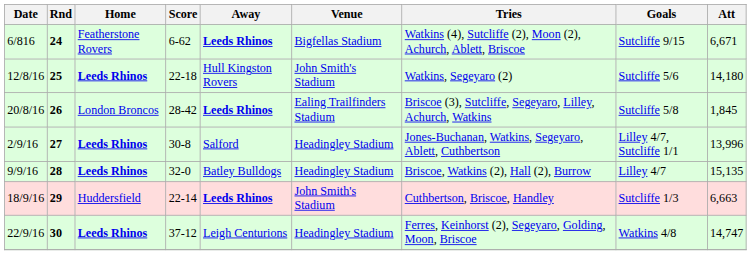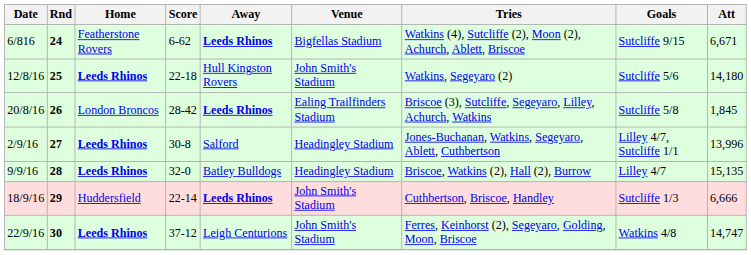(724, 198) 6,663 -> (724, 198) 6,666
(344, 233) Headingley Stadium -> (325, 233) John Smith's Stadium
